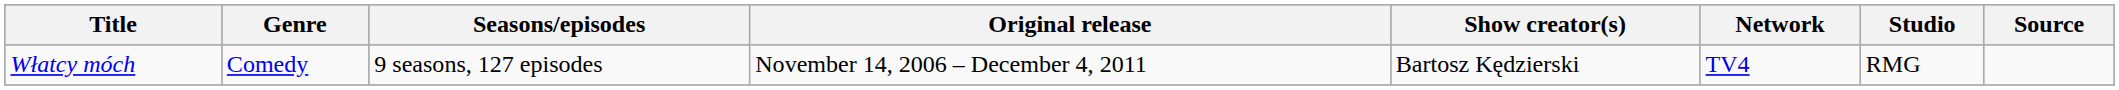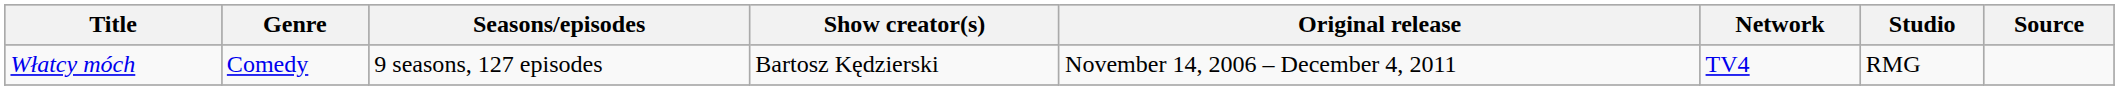columns swapped: (1545, 24) <-> (1070, 24)
